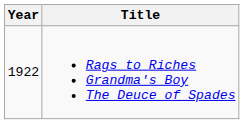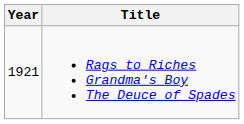(23, 72) 1922 -> (23, 72) 1921
